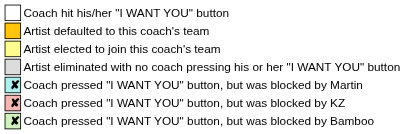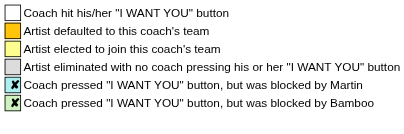- row: (184, 103)
